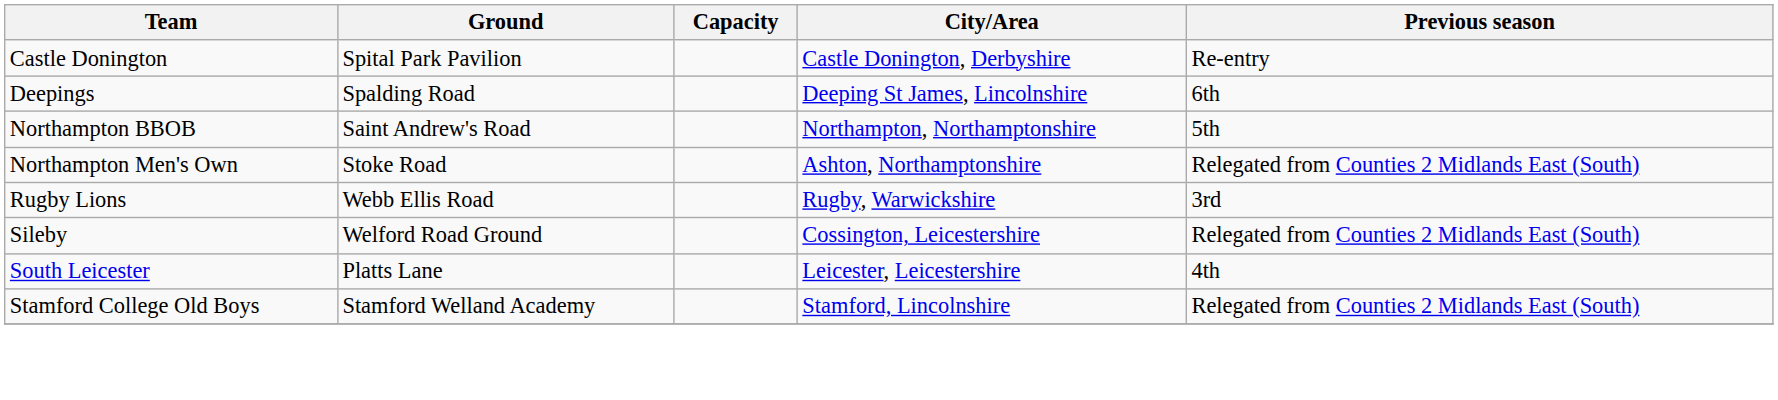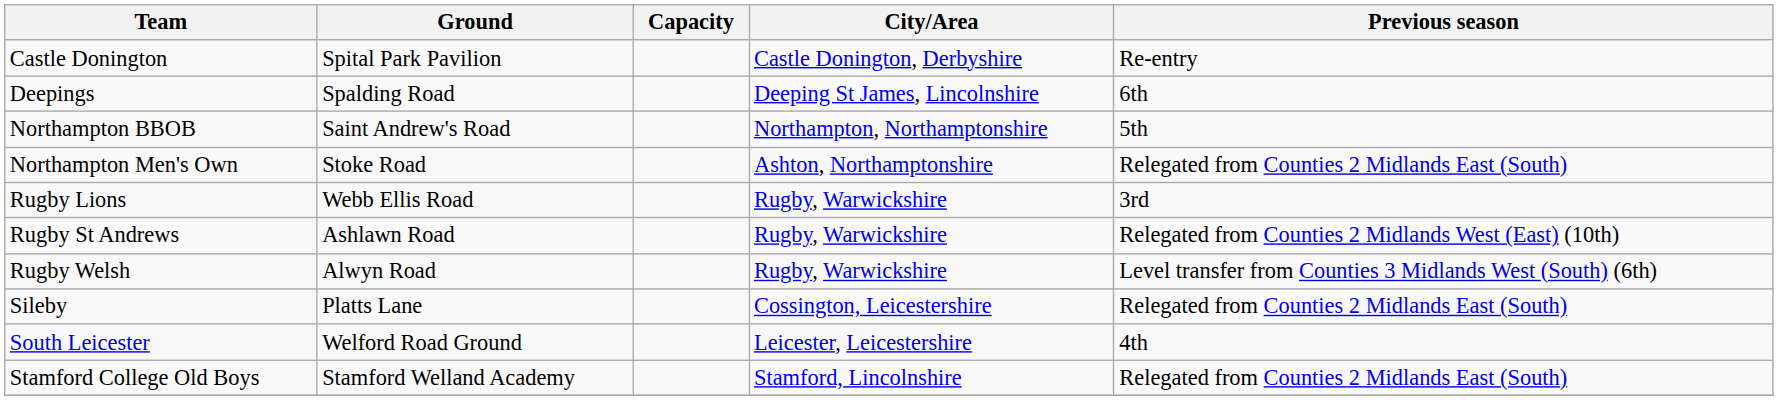+ row: (94, 235)
+ row: (70, 270)
(442, 235) Welford Road Ground -> (372, 306) Platts Lane
(393, 270) Platts Lane -> (422, 341) Welford Road Ground
